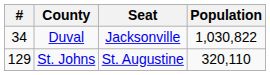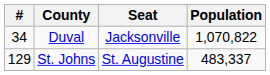(226, 37) 1,030,822 -> (226, 37) 1,070,822
(226, 59) 320,110 -> (226, 59) 483,337
